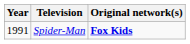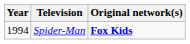(18, 30) 1991 -> (18, 30) 1994
